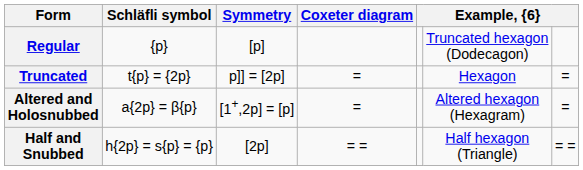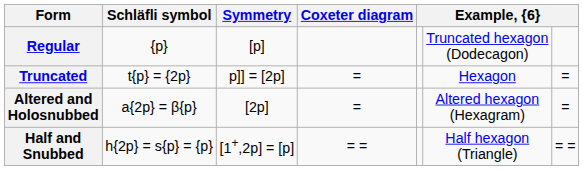(257, 107) [1+,2p] = [p] -> (257, 107) [2p]
(257, 146) [2p] -> (257, 146) [1+,2p] = [p]
